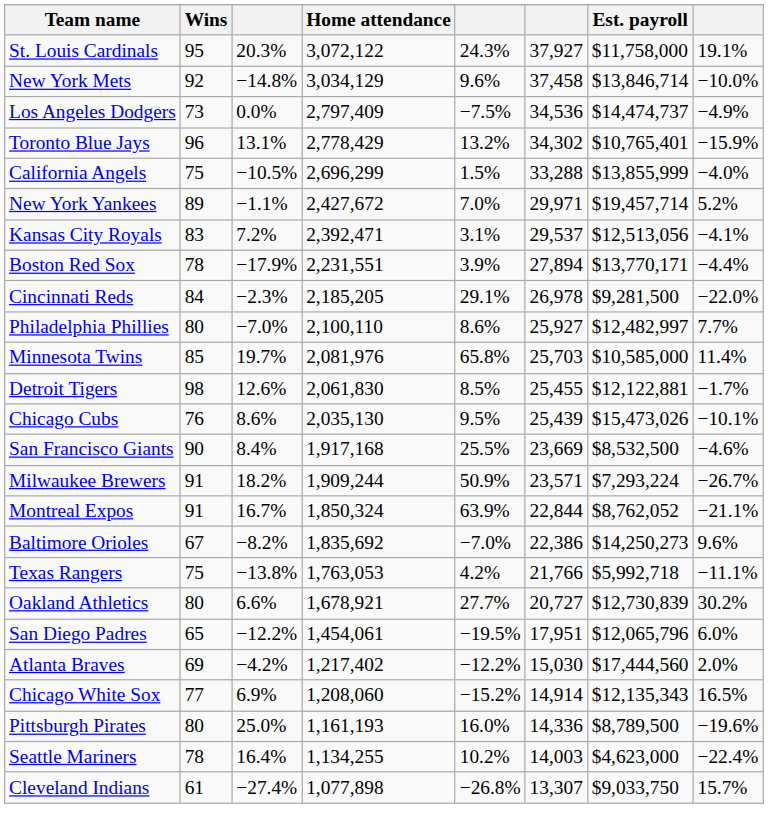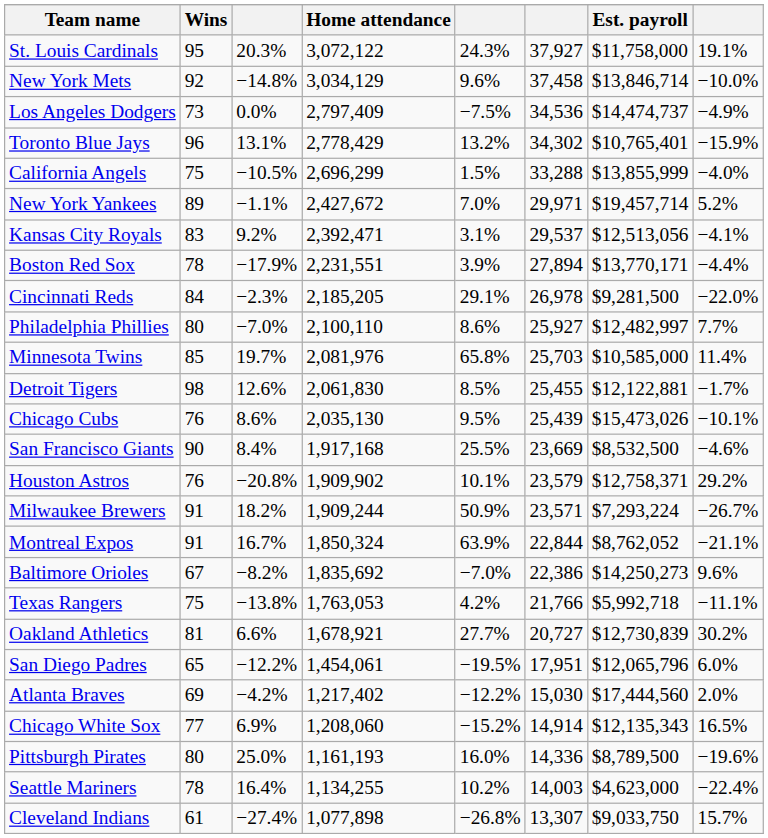(256, 234) 7.2% -> (256, 234) 9.2%
+ row: (69, 480)
(194, 603) 80 -> (194, 633) 81
